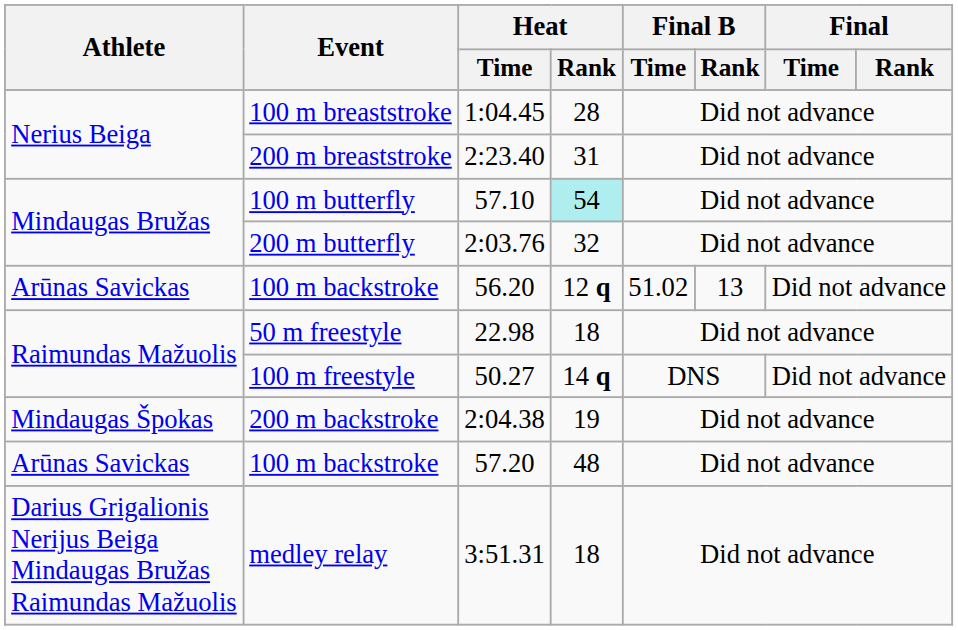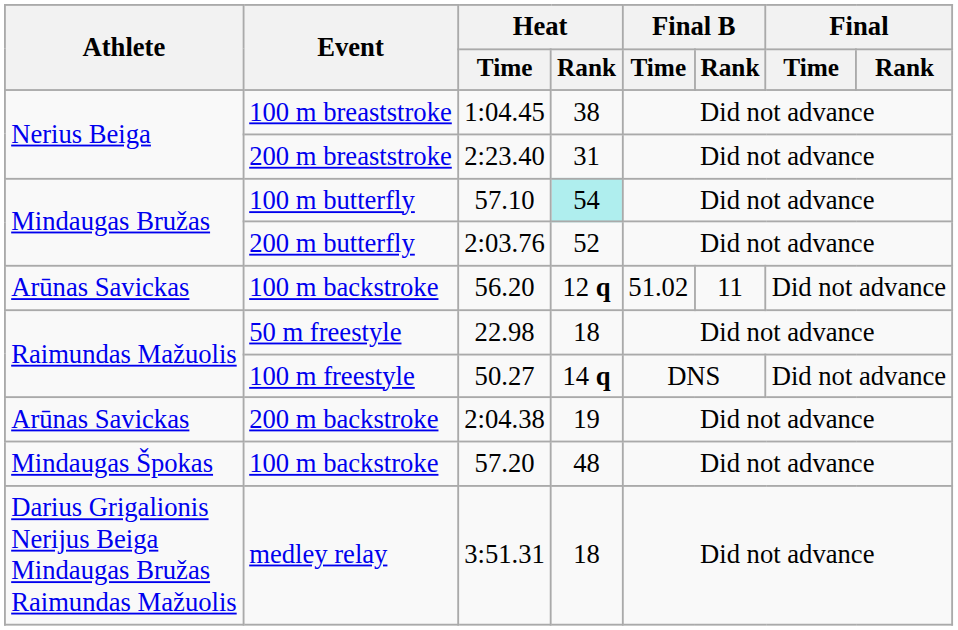(587, 112) 28 -> (587, 112) 38
(587, 244) 32 -> (587, 244) 52
(730, 288) 13 -> (730, 288) 11
(112, 419) Mindaugas Špokas -> (100, 419) Arūnas Savickas
(100, 463) Arūnas Savickas -> (112, 463) Mindaugas Špokas
